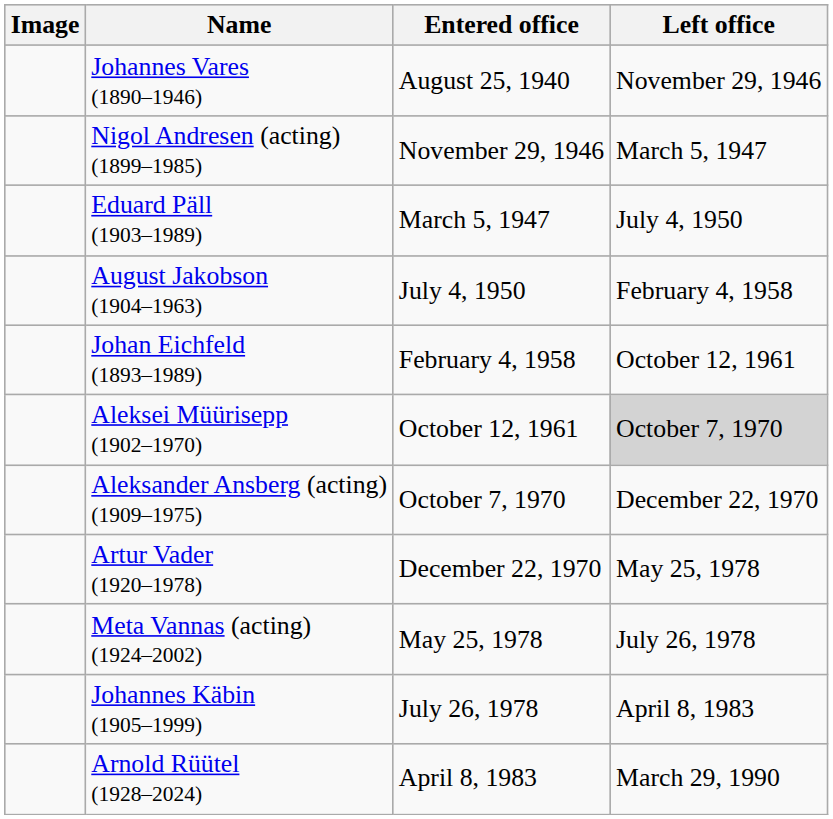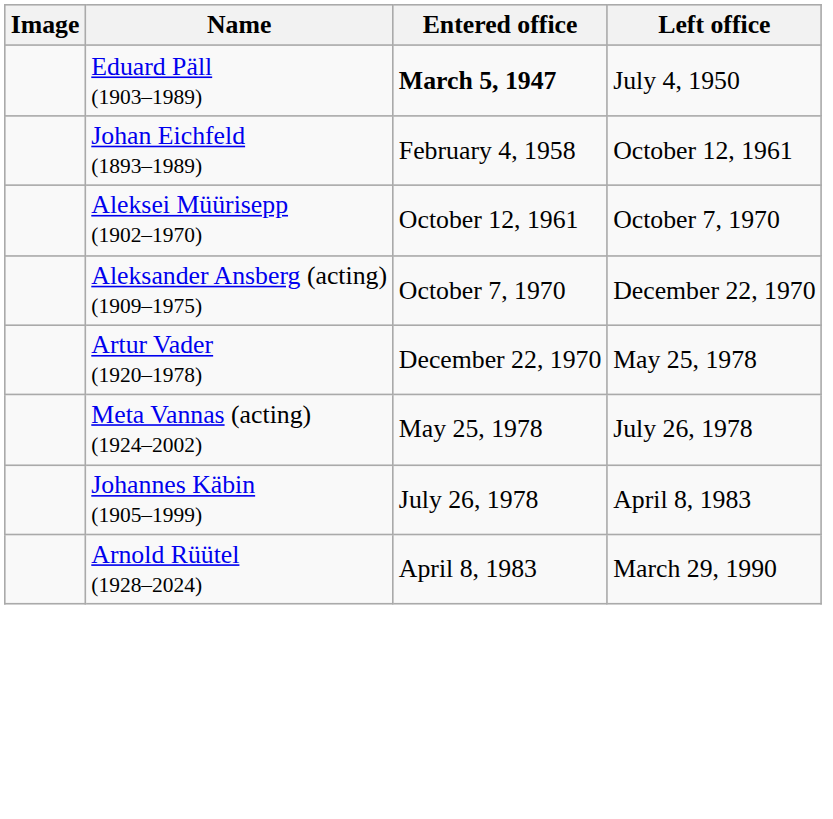- row: (170, 80)
- row: (216, 150)
(474, 219) normal -> (478, 80) bold
- row: (180, 289)
(699, 429) lightgrey background -> (697, 219) no background
